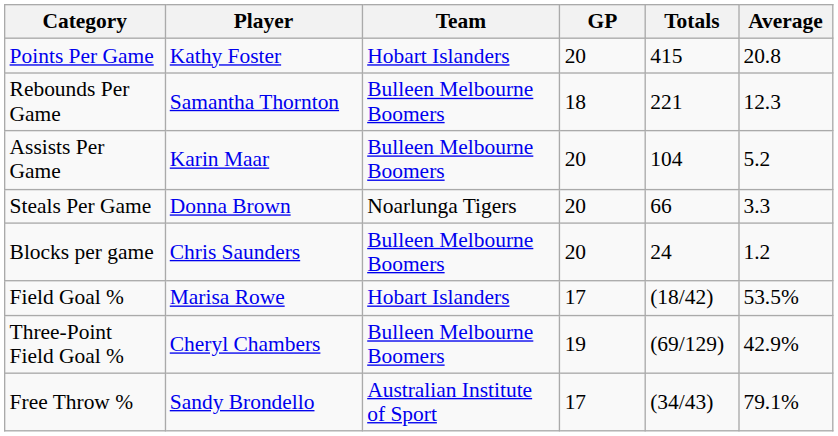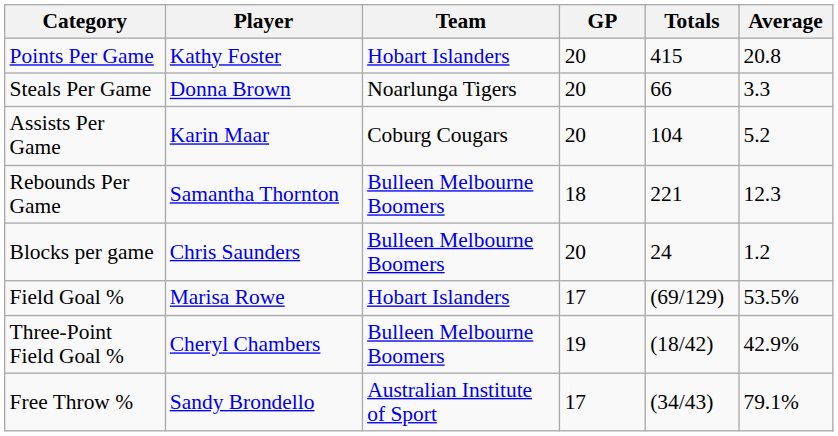rows swapped: (69, 101) <-> (80, 205)
(450, 159) Bulleen Melbourne Boomers -> (438, 135) Coburg Cougars
(682, 297) (18/42) -> (687, 297) (69/129)
(687, 343) (69/129) -> (682, 343) (18/42)
